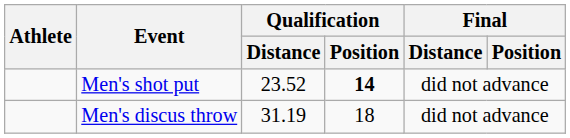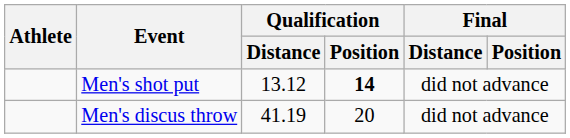(283, 84) 23.52 -> (283, 84) 13.12
(283, 116) 31.19 -> (283, 116) 41.19
(364, 116) 18 -> (364, 116) 20
